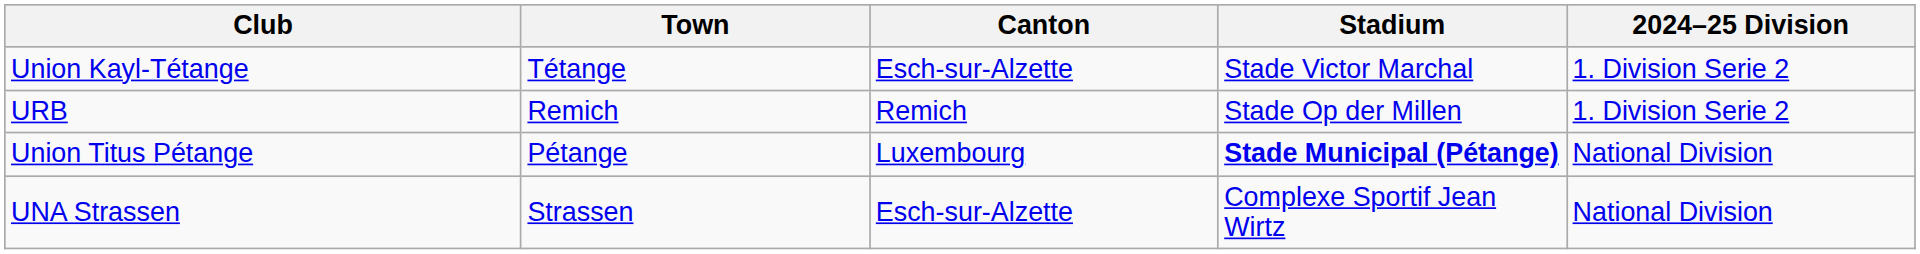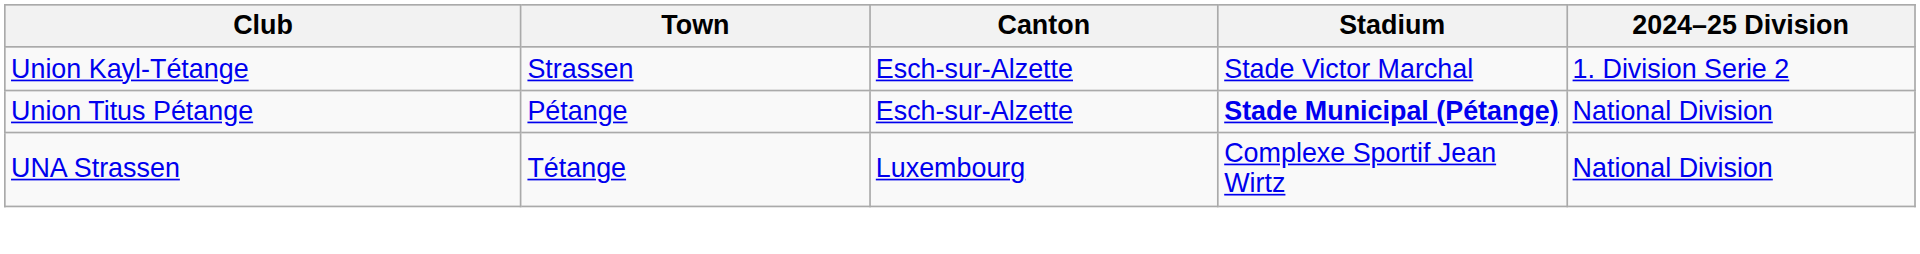(577, 68) Tétange -> (580, 68) Strassen
- row: (39, 111)
(951, 153) Luxembourg -> (974, 111) Esch-sur-Alzette
(580, 211) Strassen -> (577, 168) Tétange
(974, 211) Esch-sur-Alzette -> (951, 168) Luxembourg
